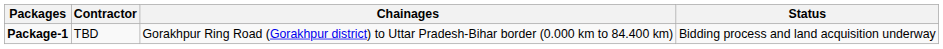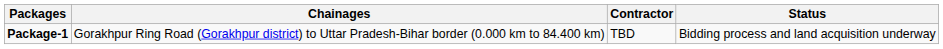columns swapped: (408, 14) <-> (105, 14)
